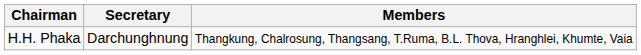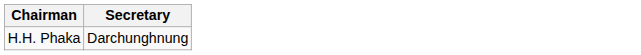- column: (414, 15)
